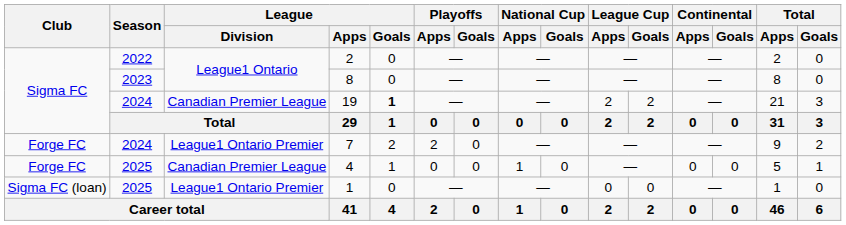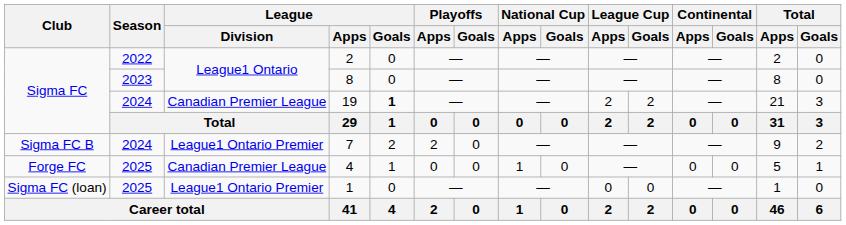(57, 144) Forge FC -> (57, 144) Sigma FC B
